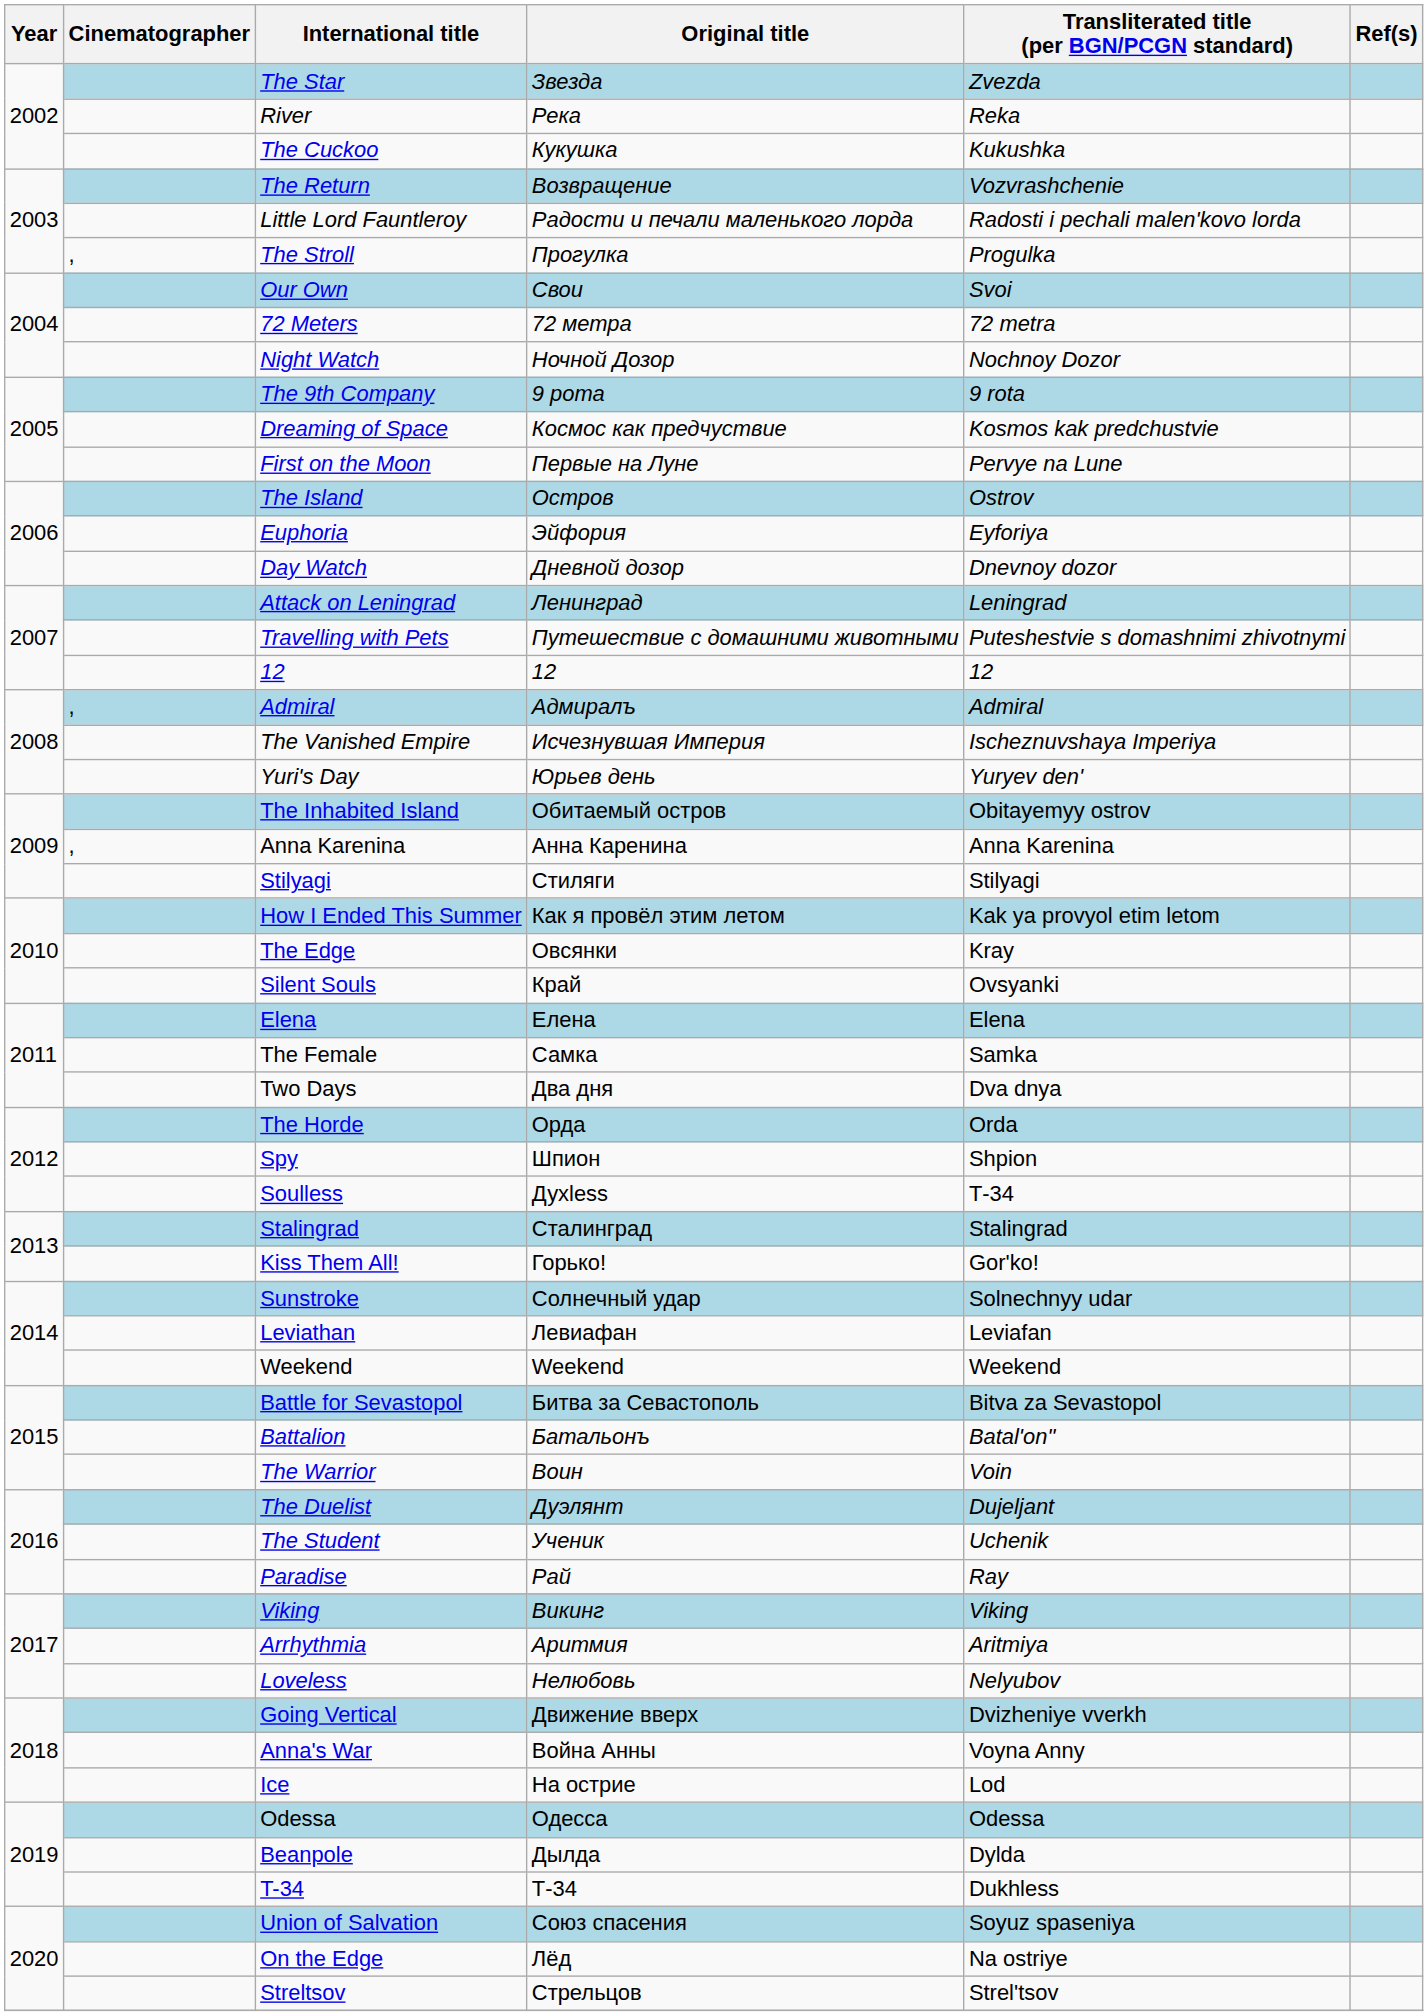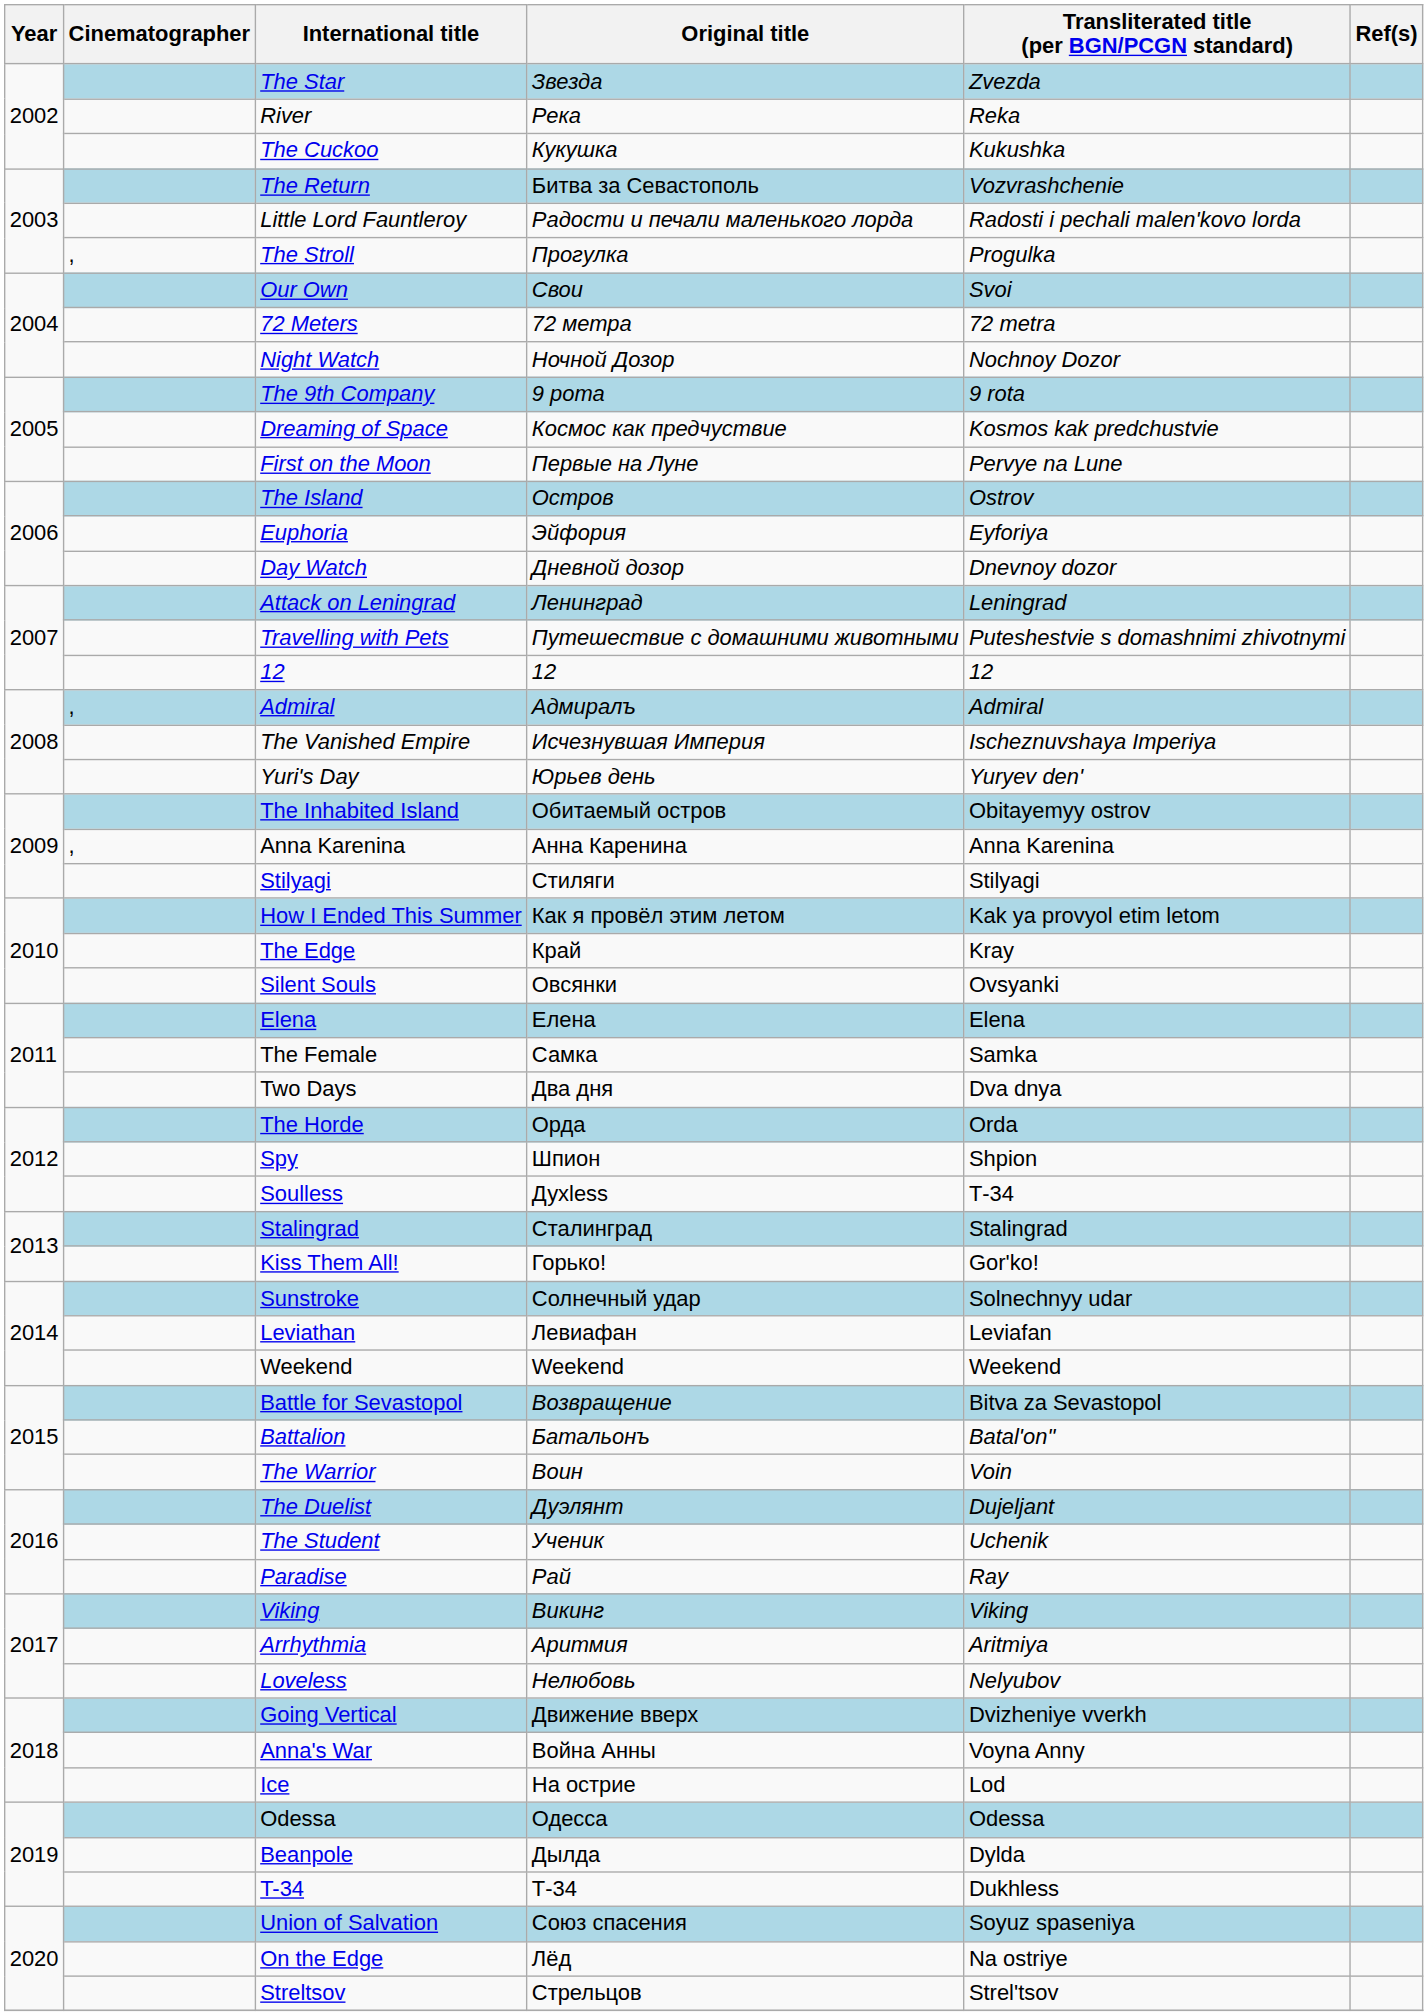(602, 185) Возвращение -> (645, 185) Битва за Севастополь
(574, 950) Овсянки -> (557, 950) Край
(557, 985) Край -> (574, 985) Овсянки
(645, 1402) Битва за Севастополь -> (602, 1402) Возвращение
